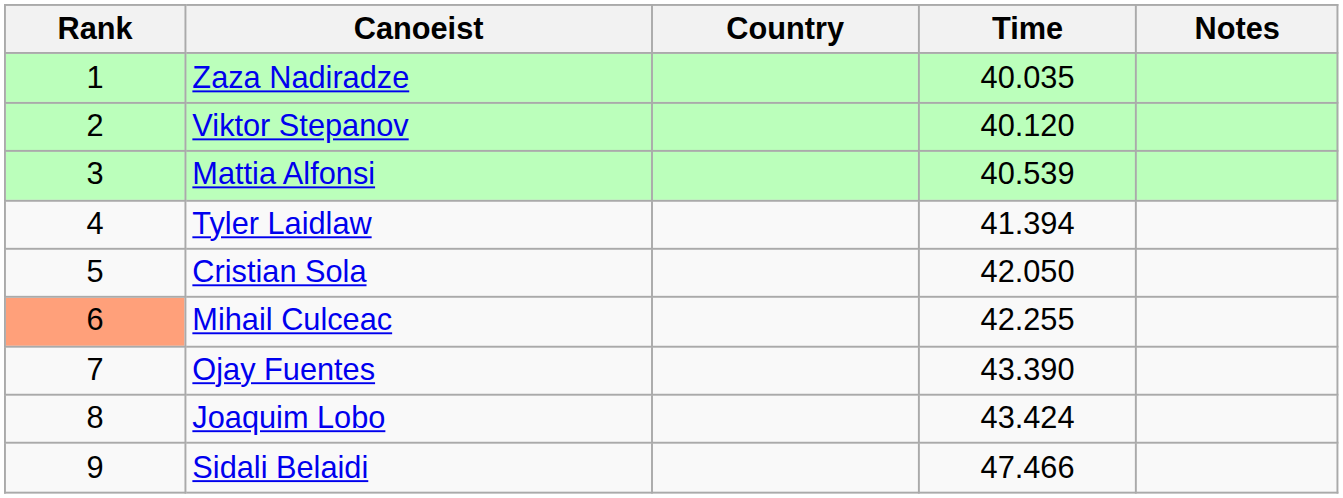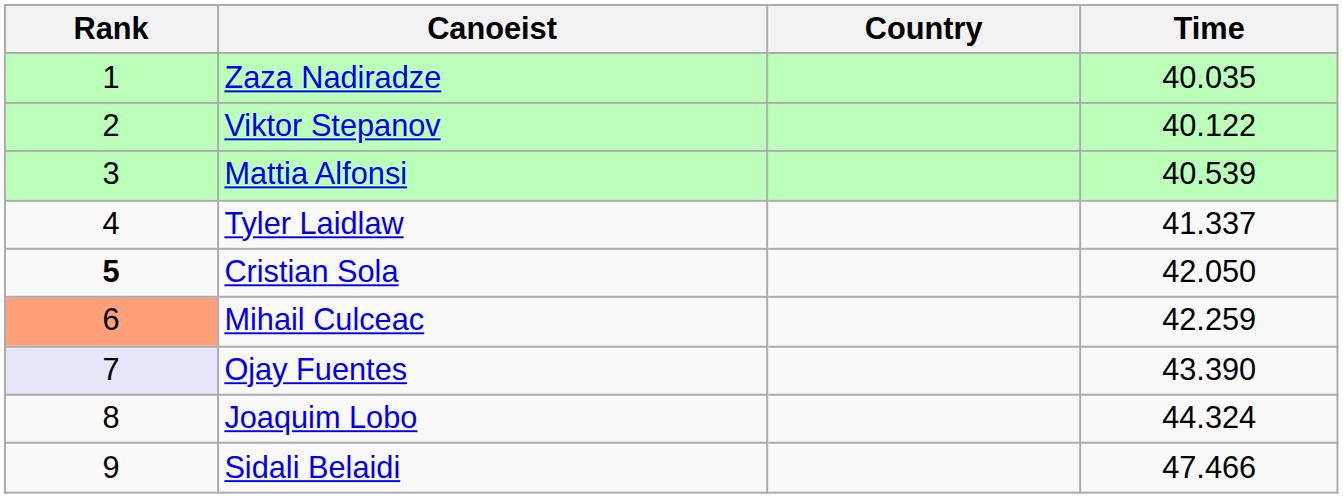- column: (1237, 28)
(1028, 126) 40.120 -> (1209, 126) 40.122
(1028, 223) 41.394 -> (1209, 223) 41.337
(95, 272) normal -> (111, 272) bold
(1028, 321) 42.255 -> (1209, 321) 42.259
(95, 369) no background -> (111, 369) lavender background
(1028, 418) 43.424 -> (1209, 418) 44.324
